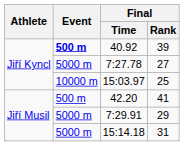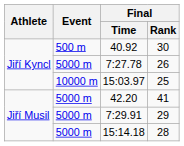(71, 47) bold -> (71, 47) normal
(163, 47) 39 -> (163, 47) 30
(163, 64) 27 -> (163, 64) 26
(71, 99) 500 m -> (74, 99) 5000 m
(163, 133) 31 -> (163, 133) 28
